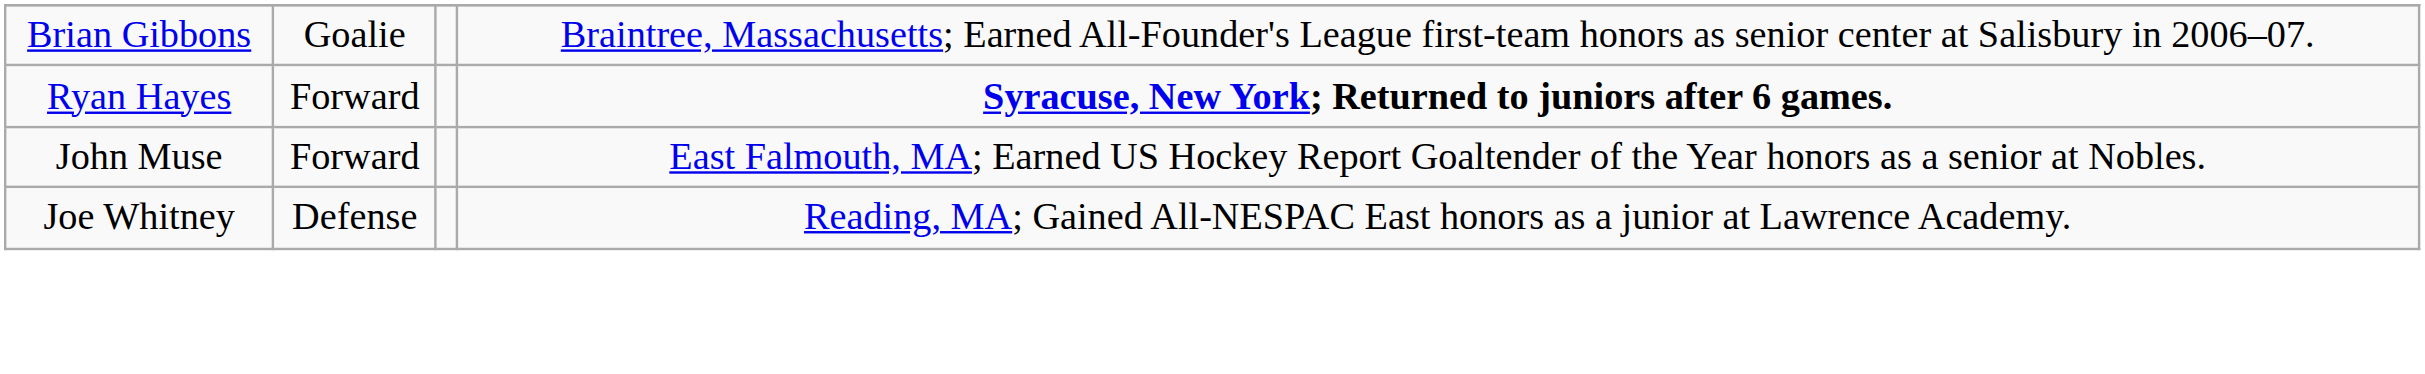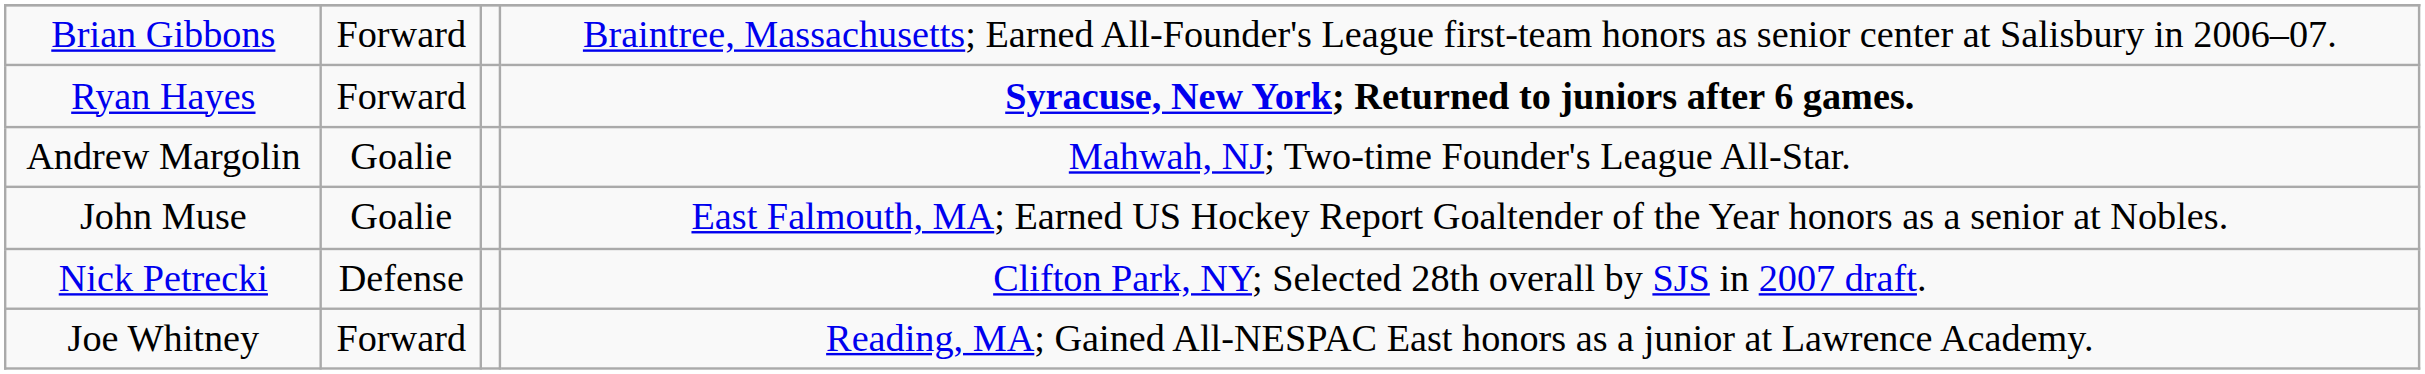(355, 34) Goalie -> (401, 34) Forward
+ row: (163, 156)
(355, 156) Forward -> (401, 216) Goalie
+ row: (163, 277)
(355, 216) Defense -> (401, 338) Forward
